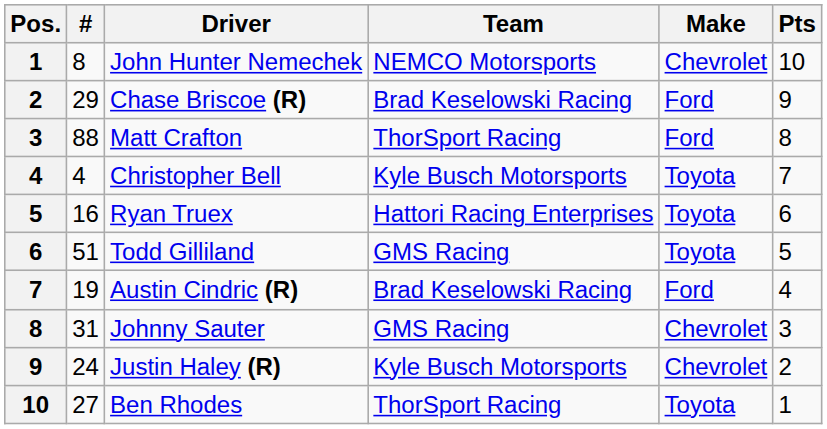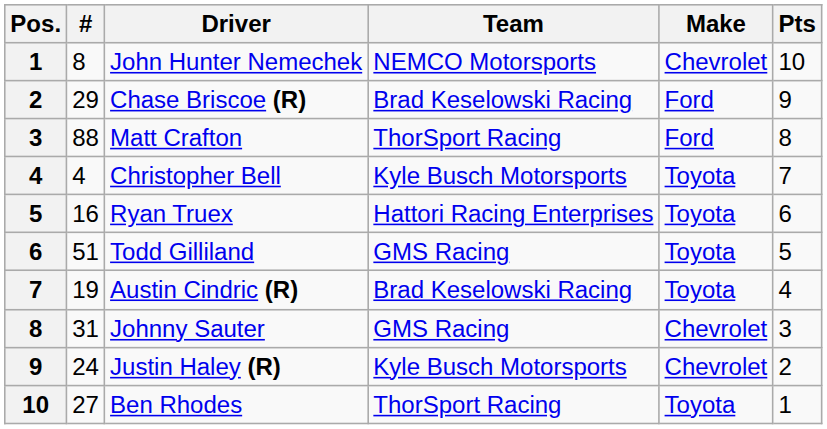(689, 290) Ford -> (700, 290) Toyota
